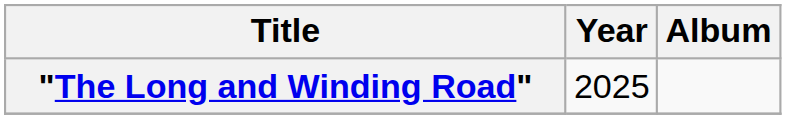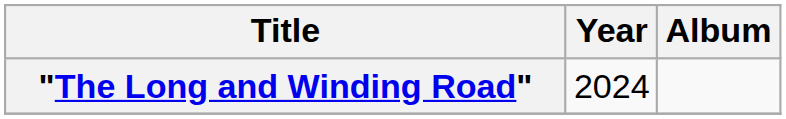(612, 85) 2025 -> (612, 85) 2024
